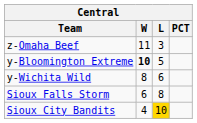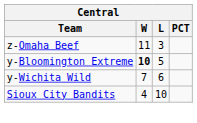(144, 78) 8 -> (144, 78) 7
- row: (58, 94)
(161, 110) gold background -> (161, 94) no background
